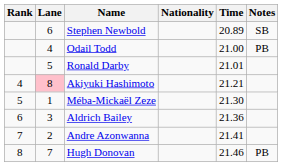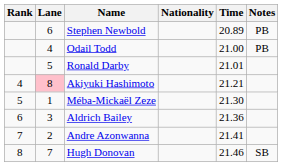(262, 30) SB -> (262, 30) PB
(262, 153) PB -> (262, 153) SB
